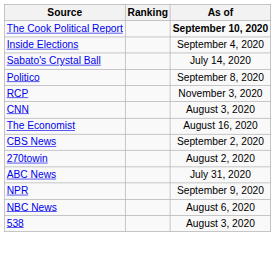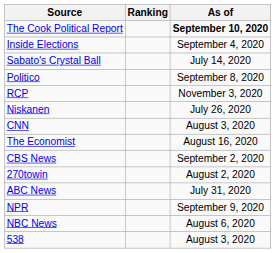+ row: (28, 110)
